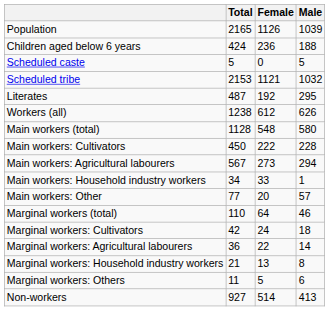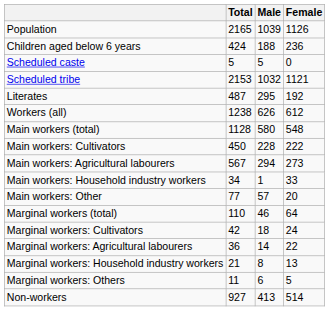columns swapped: (311, 12) <-> (276, 12)
